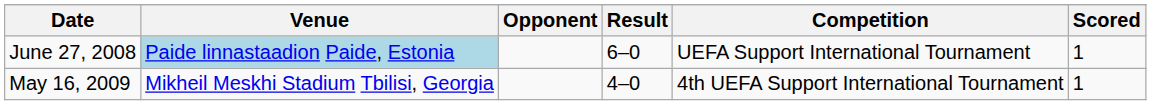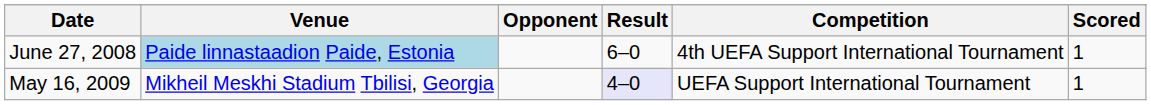(854, 52) UEFA Support International Tournament -> (870, 52) 4th UEFA Support International Tournament
(623, 83) no background -> (623, 83) lavender background
(870, 83) 4th UEFA Support International Tournament -> (854, 83) UEFA Support International Tournament
